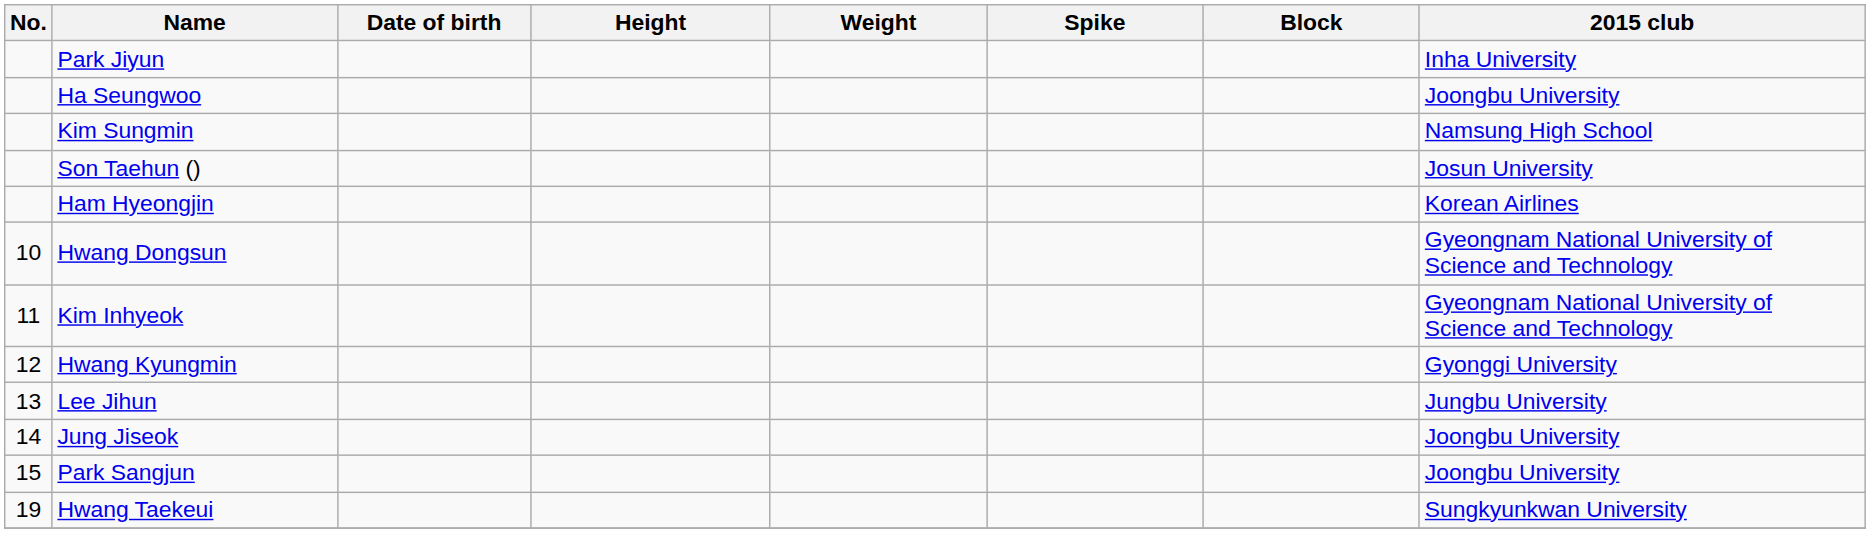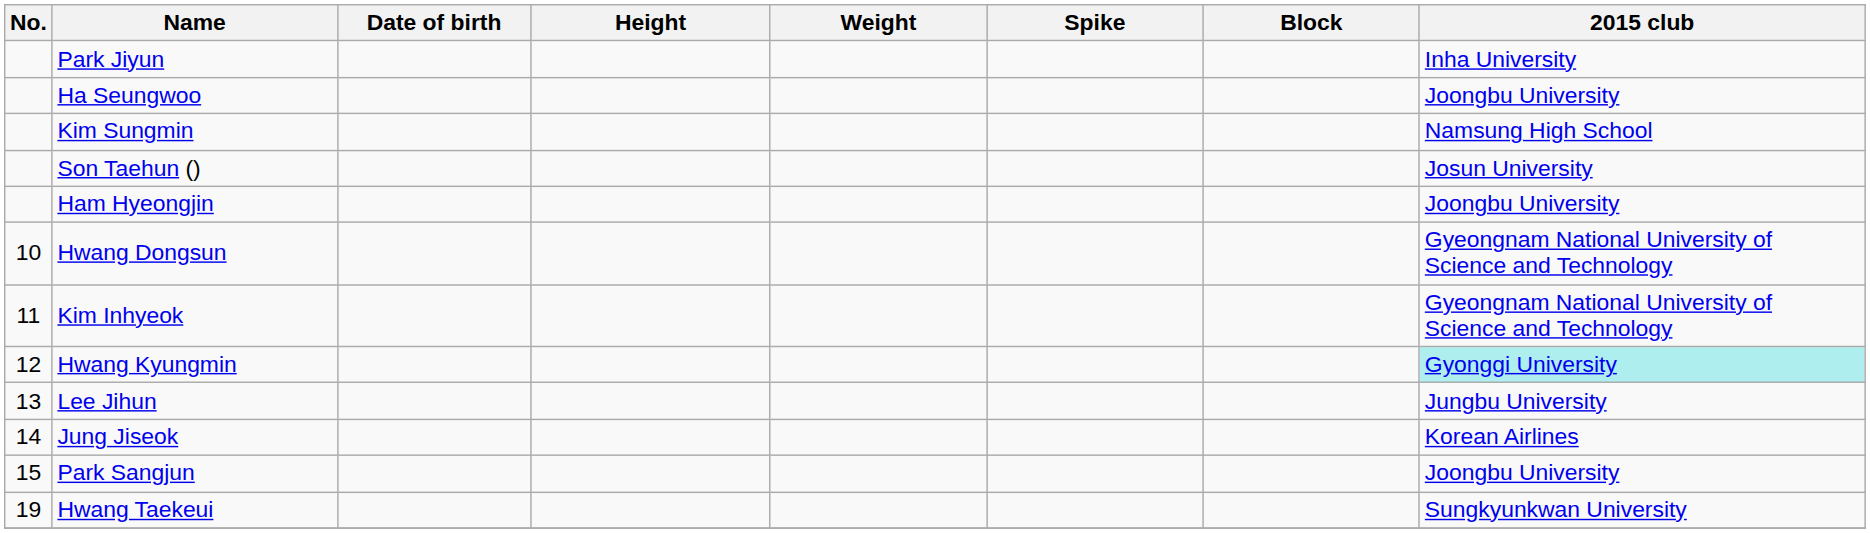(1502, 204) Korean Airlines -> (1522, 204) Joongbu University
(1521, 364) no background -> (1521, 364) paleturquoise background
(1522, 436) Joongbu University -> (1502, 436) Korean Airlines
